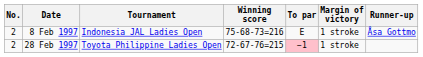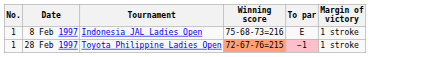- column: (392, 16)
(13, 33) 2 -> (13, 33) 1
(13, 46) 2 -> (13, 46) 1
(255, 46) no background -> (255, 46) lightsalmon background
